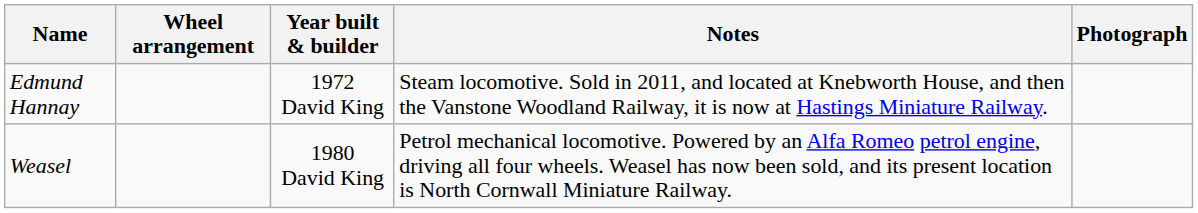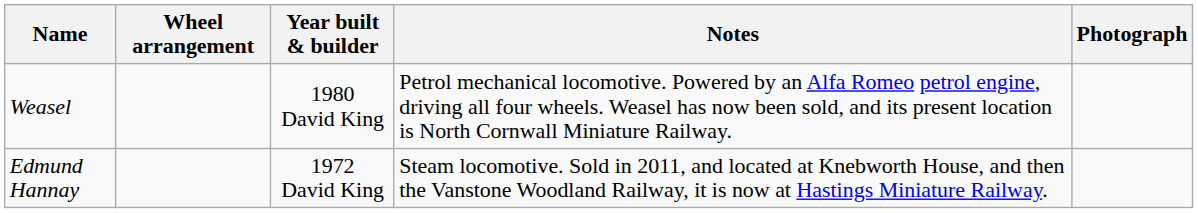rows swapped: (46, 93) <-> (40, 165)
